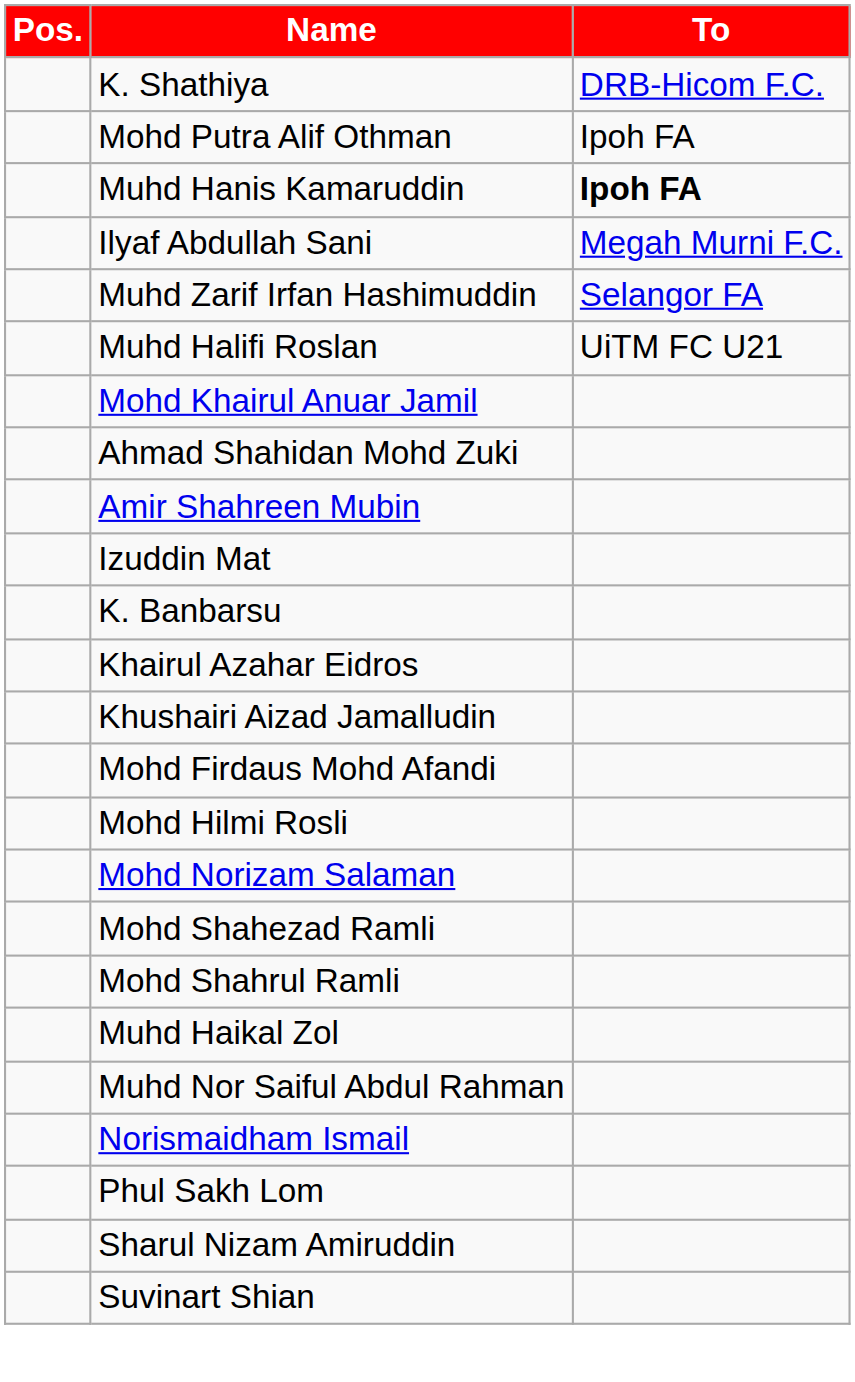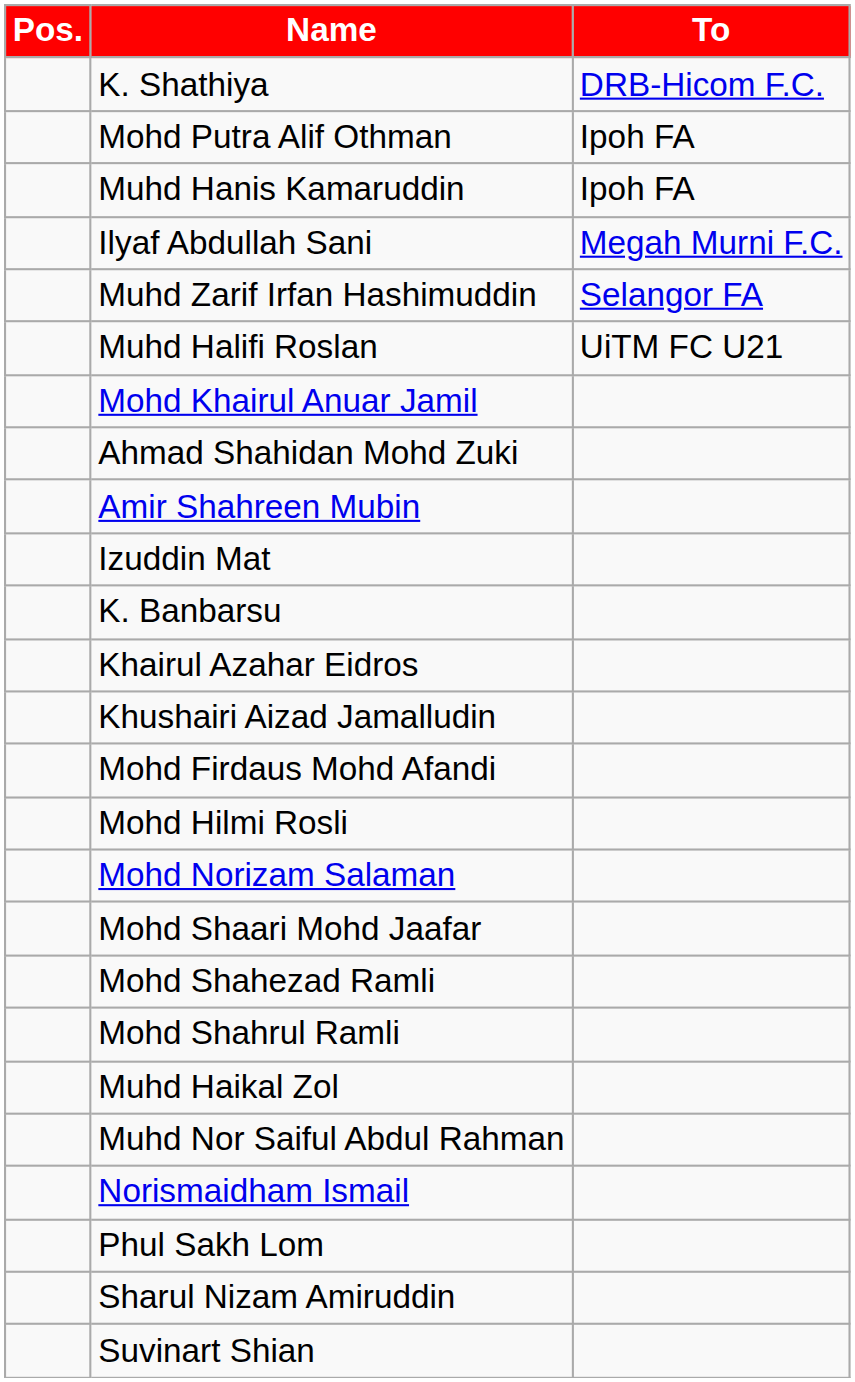(641, 189) bold -> (637, 189) normal
+ row: (290, 928)
